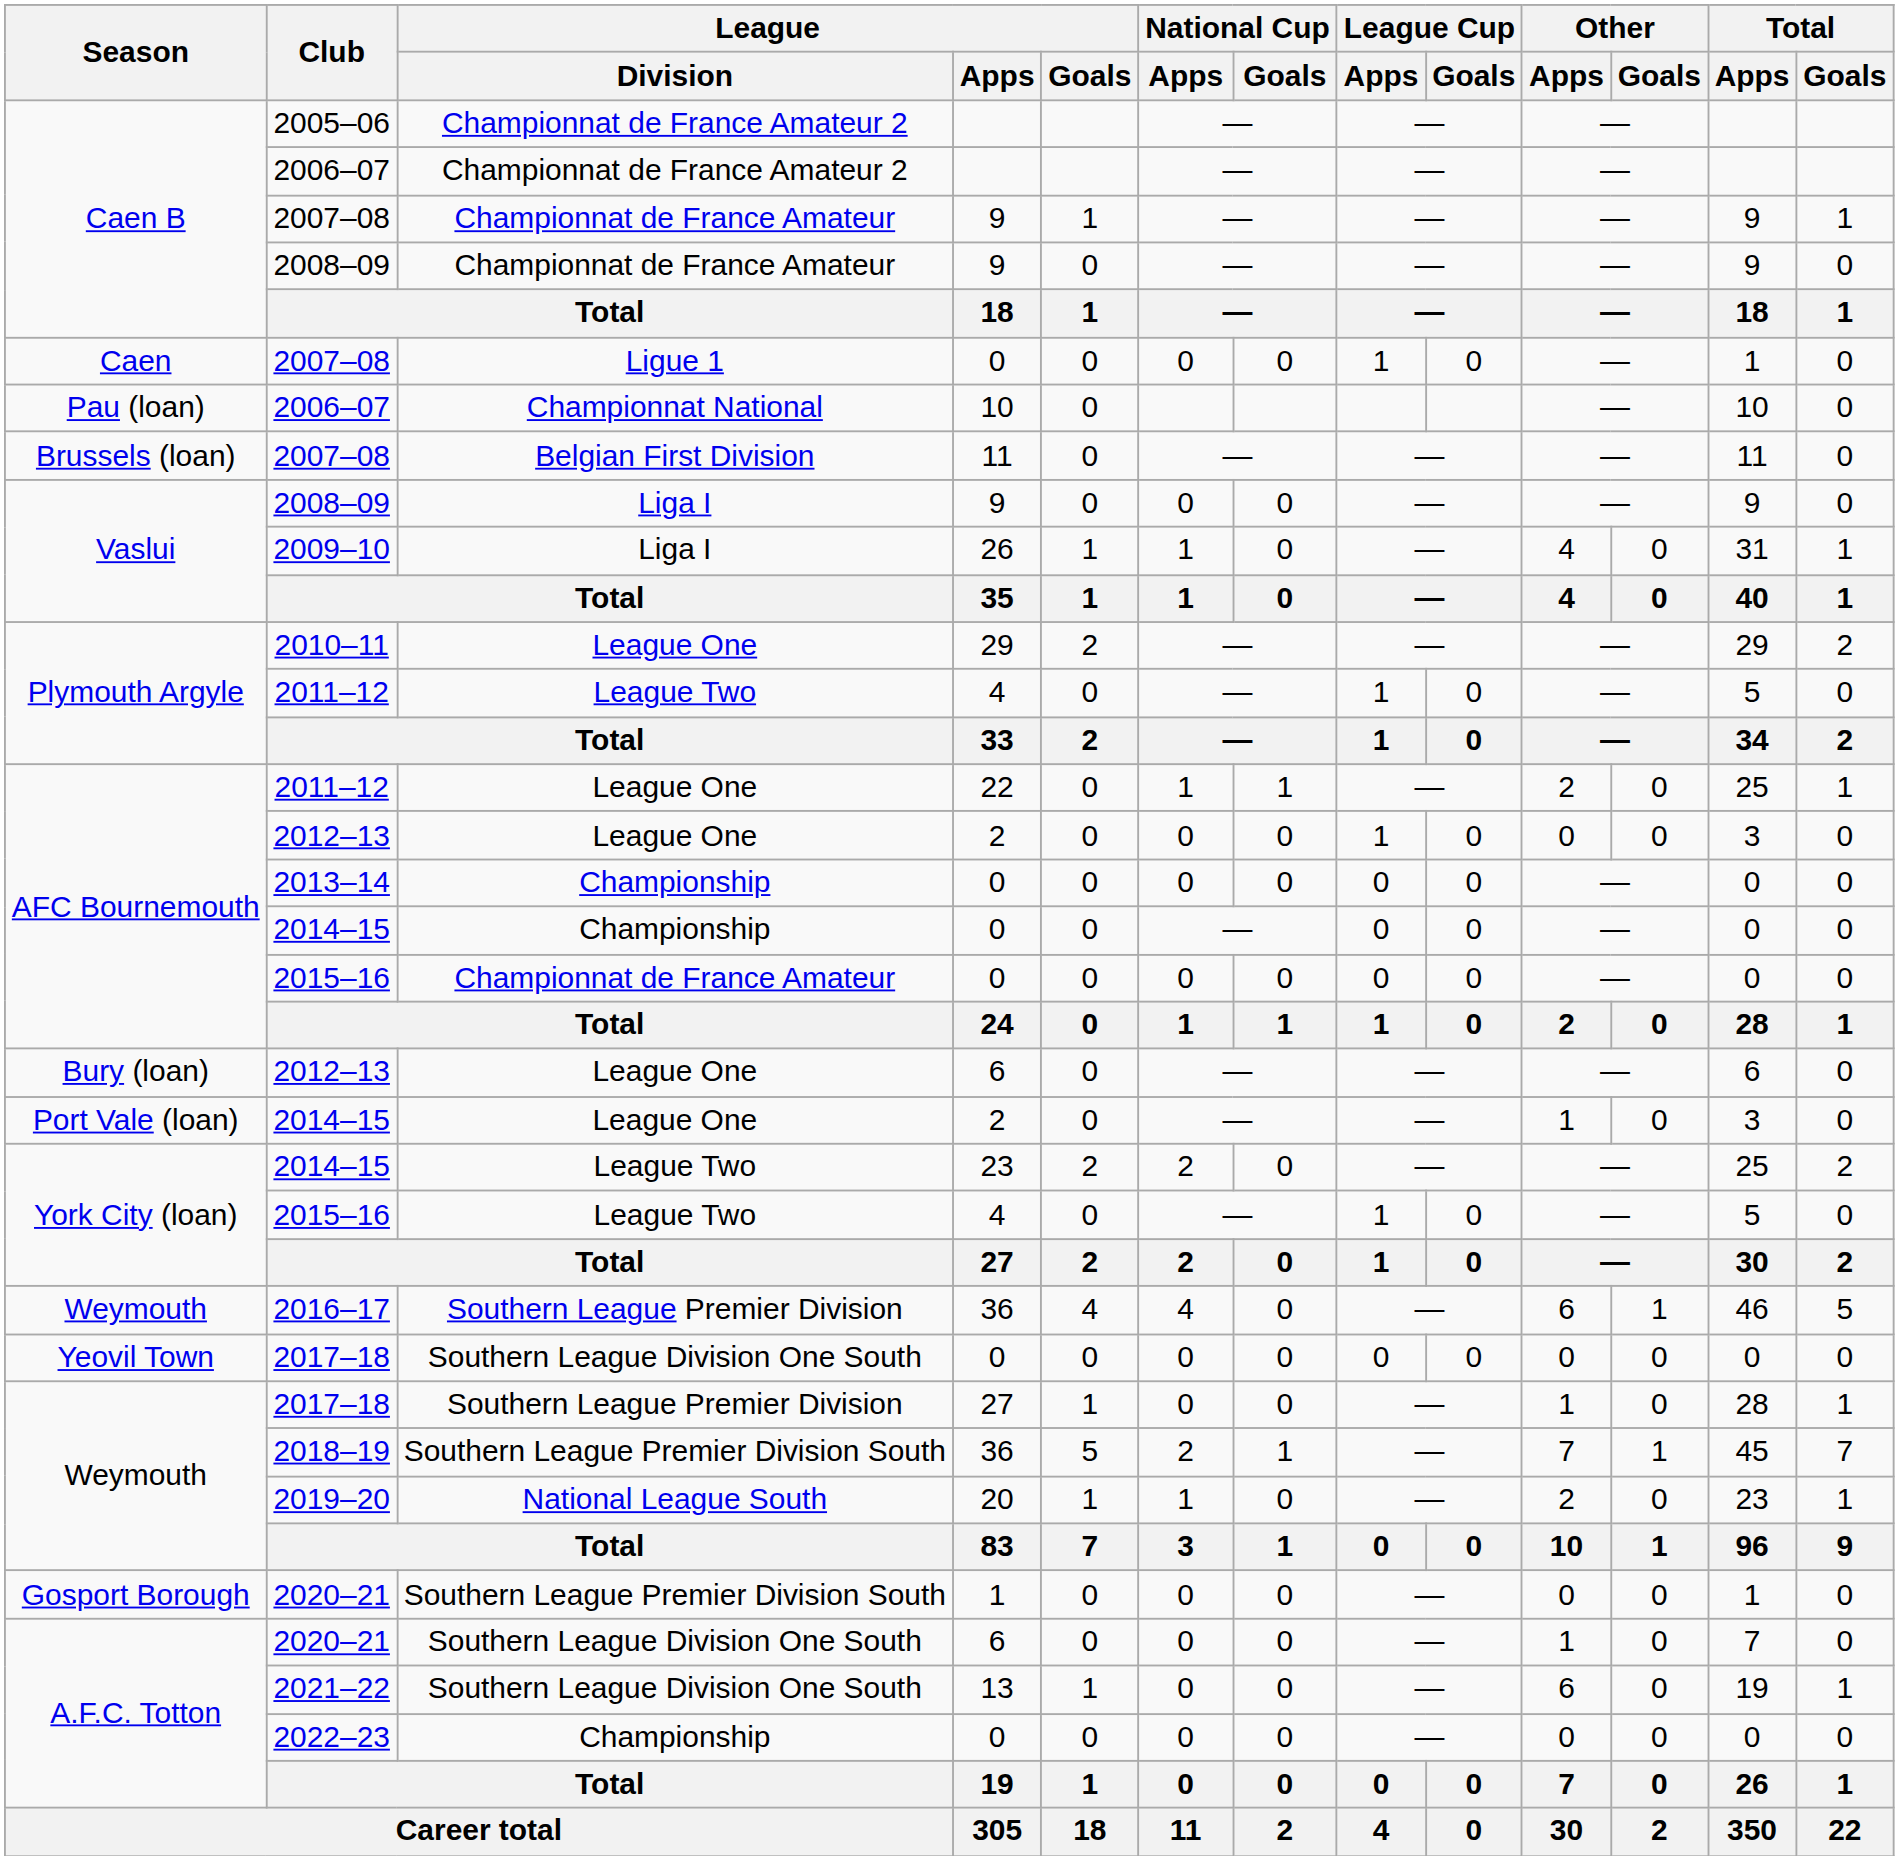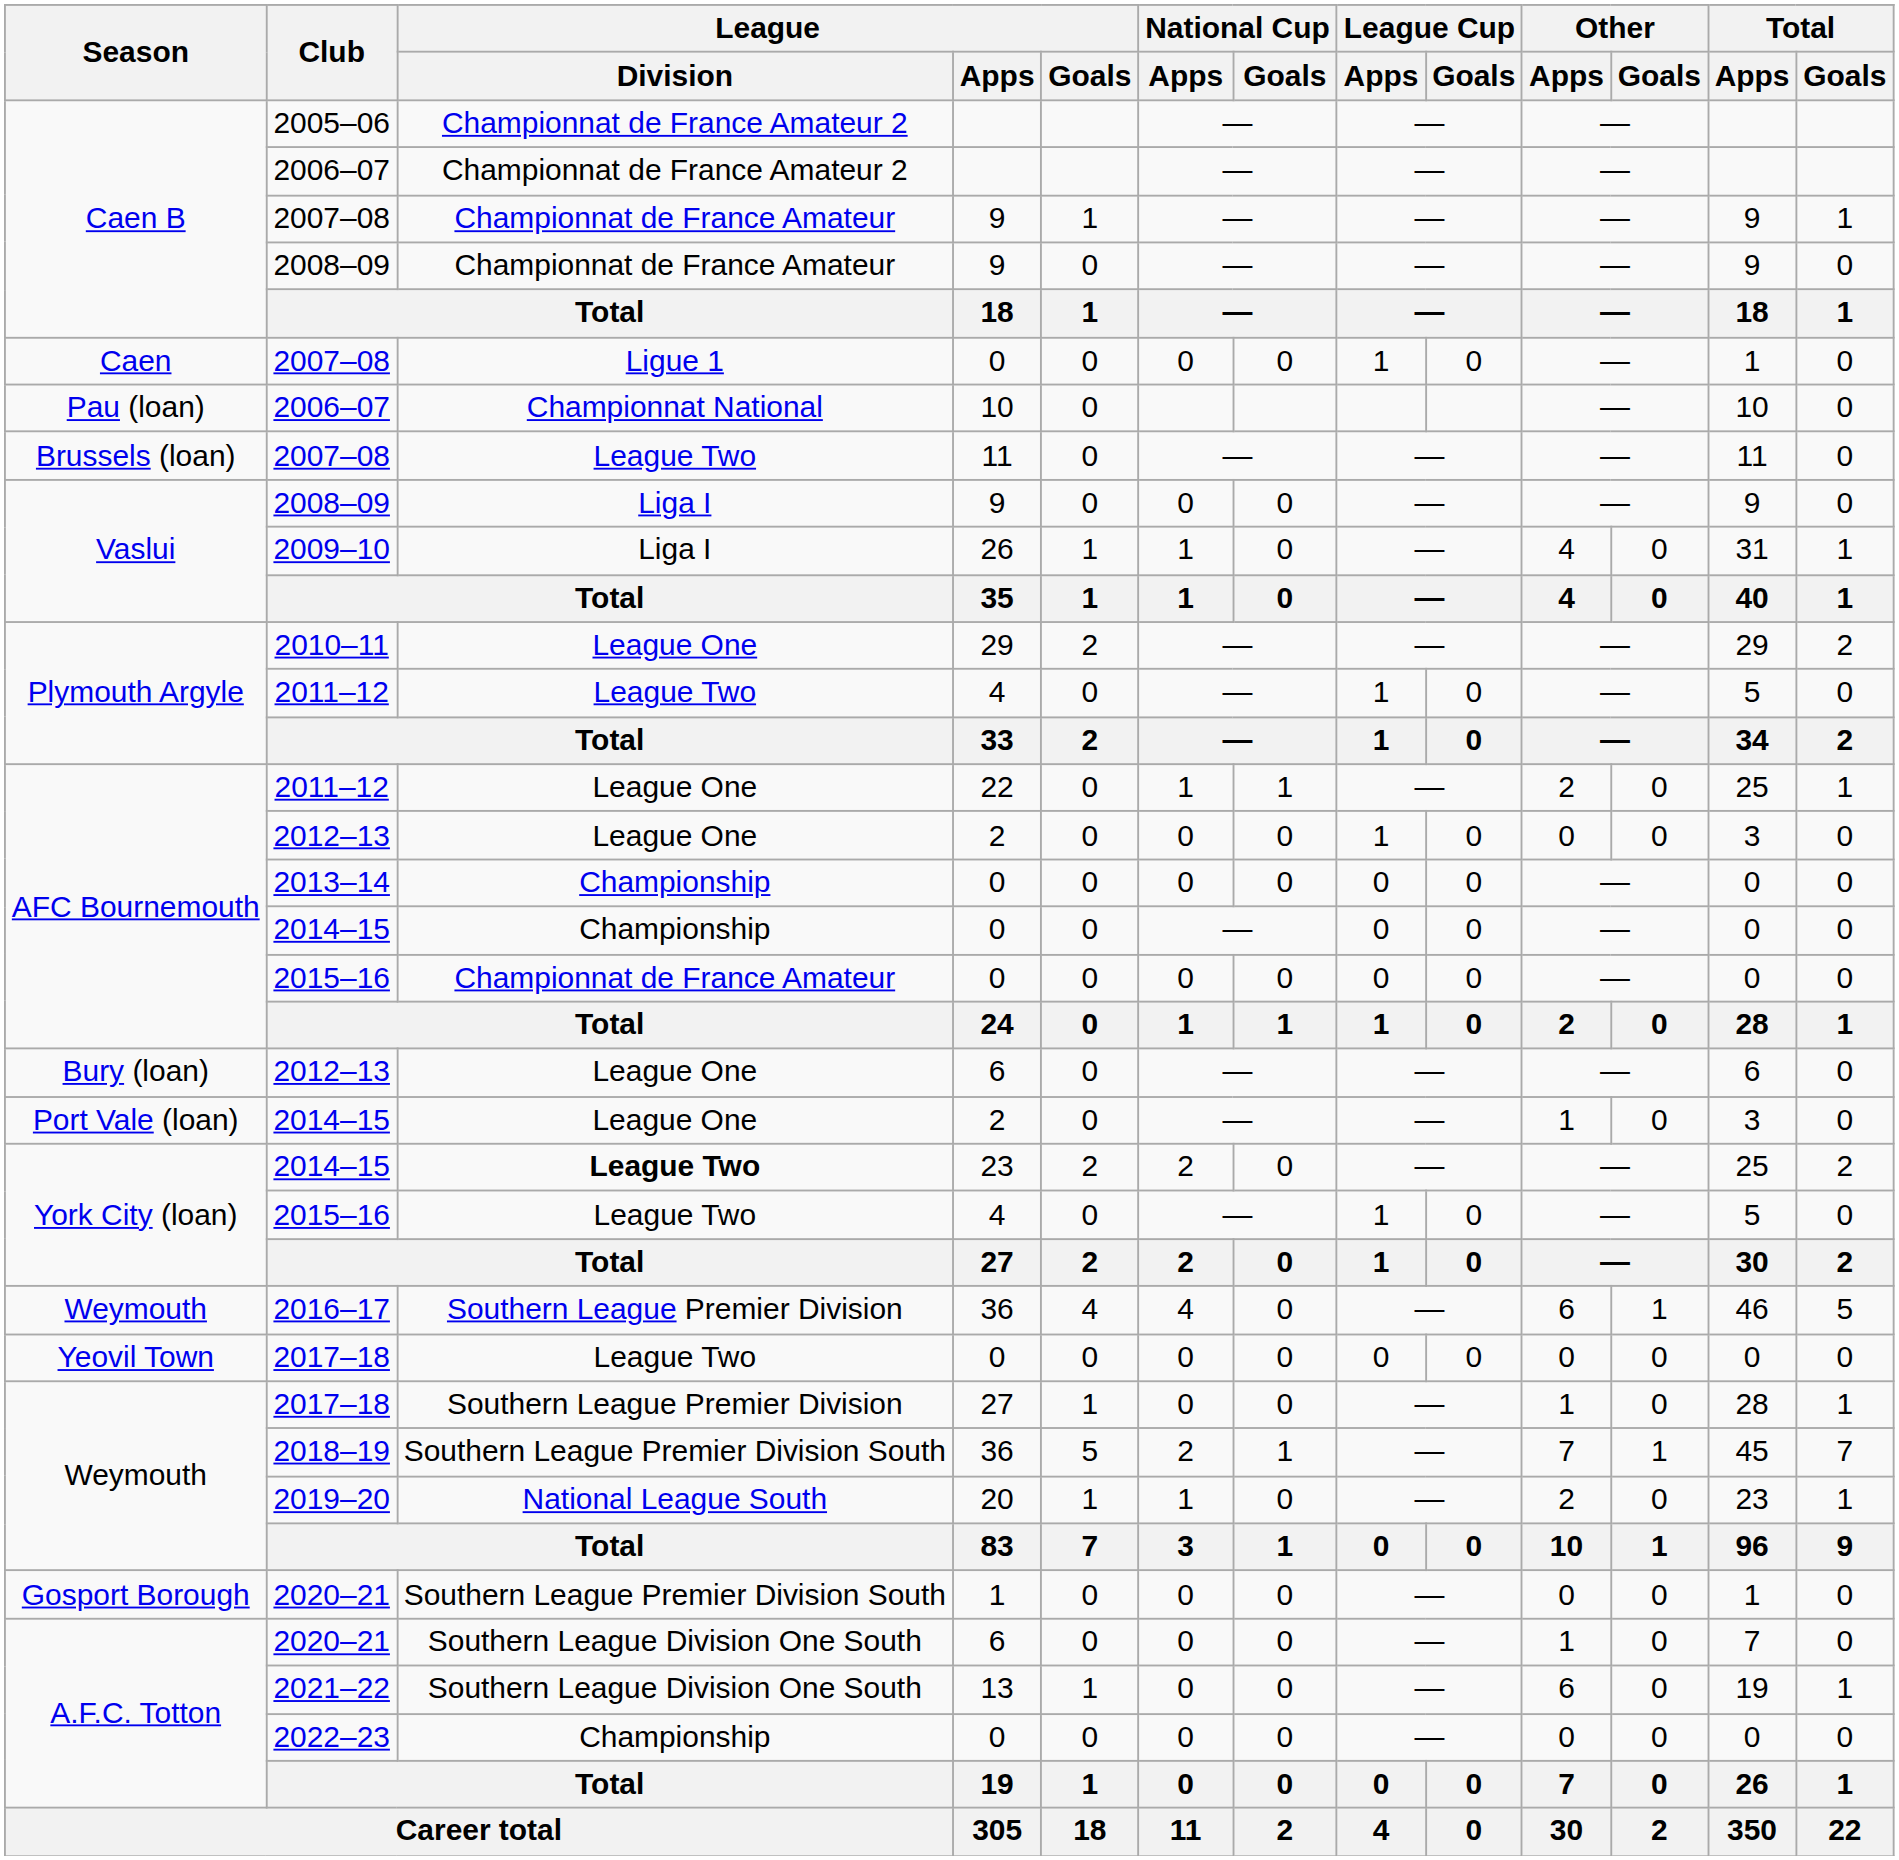(675, 455) Belgian First Division -> (675, 455) League Two
(675, 1167) normal -> (675, 1167) bold
(675, 1356) Southern League Division One South -> (675, 1356) League Two
